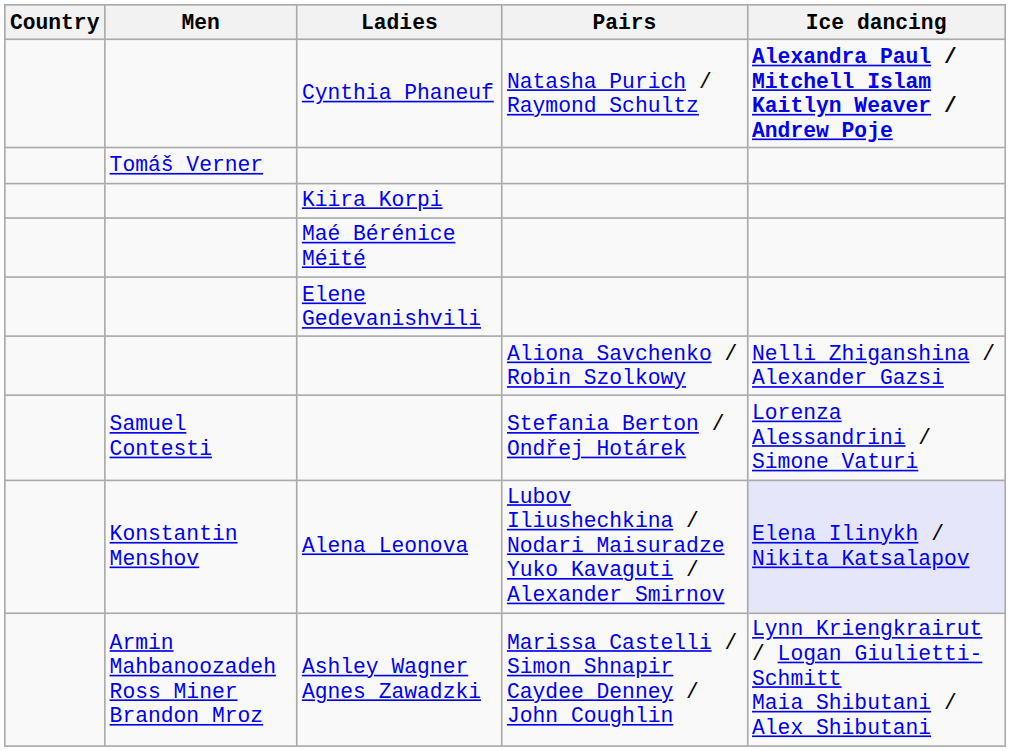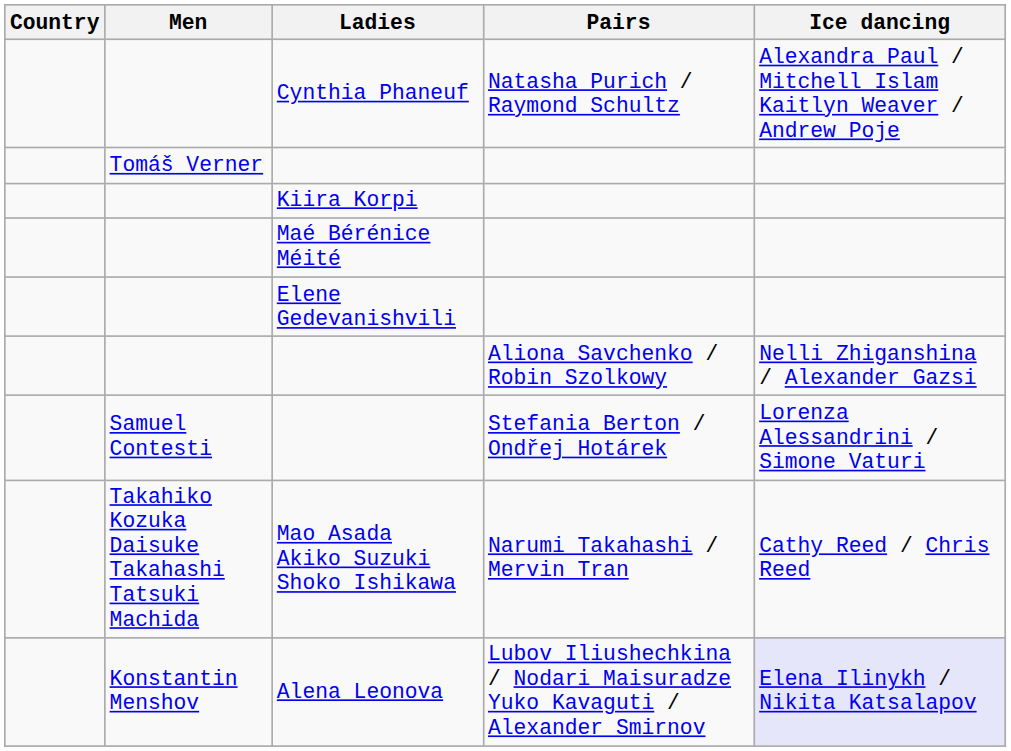(854, 94) bold -> (862, 94) normal
+ row: (366, 558)
- row: (391, 679)
